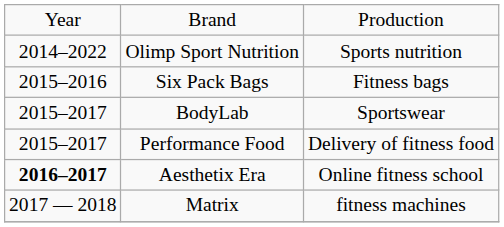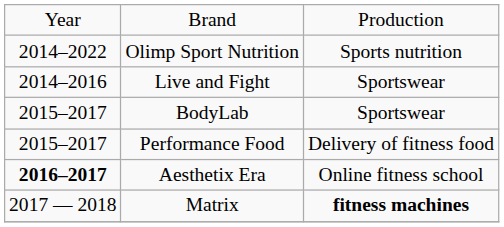+ row: (212, 81)
- row: (212, 81)
(401, 205) normal -> (401, 205) bold
